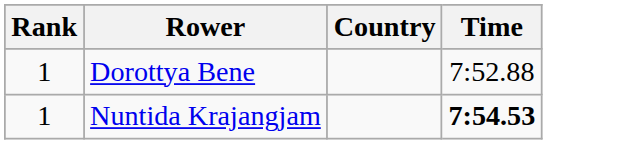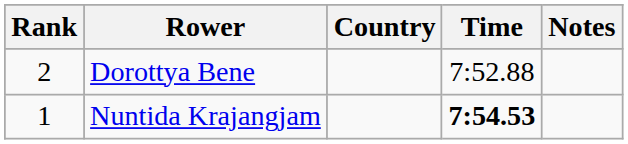+ column: (582, 26)
(44, 71) 1 -> (44, 71) 2
